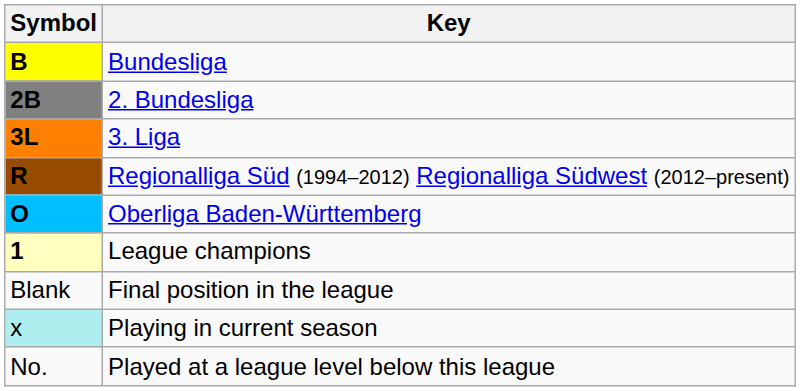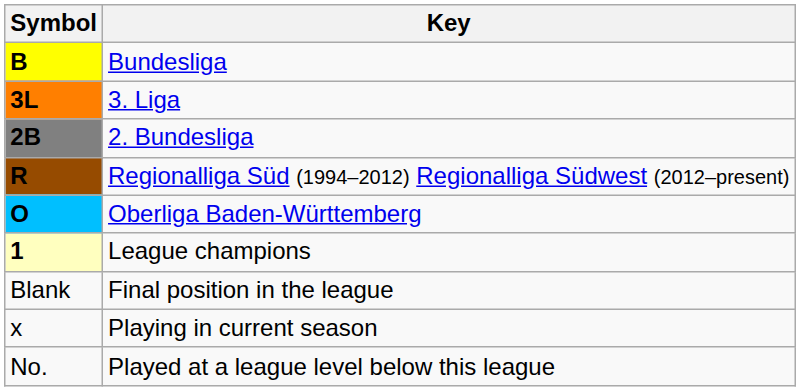rows swapped: (181, 99) <-> (144, 137)
(16, 328) paleturquoise background -> (16, 328) no background
